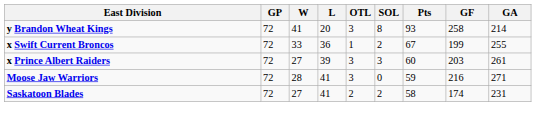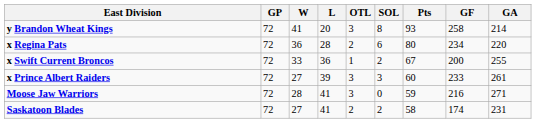+ row: (37, 45)
(456, 45) 199 -> (456, 61) 200
(456, 61) 203 -> (456, 77) 233
